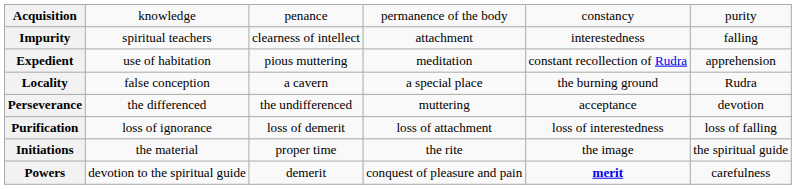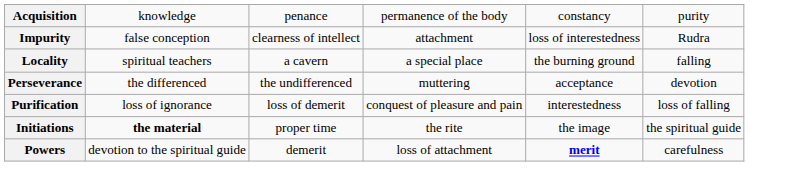(167, 38) spiritual teachers -> (167, 38) false conception
(608, 38) interestedness -> (584, 38) loss of interestedness
(741, 38) falling -> (694, 38) Rudra
- row: (45, 60)
(167, 82) false conception -> (167, 60) spiritual teachers
(741, 82) Rudra -> (694, 60) falling
(444, 127) loss of attachment -> (444, 105) conquest of pleasure and pain
(608, 127) loss of interestedness -> (584, 105) interestedness
(167, 150) normal -> (167, 127) bold
(444, 172) conquest of pleasure and pain -> (444, 150) loss of attachment
